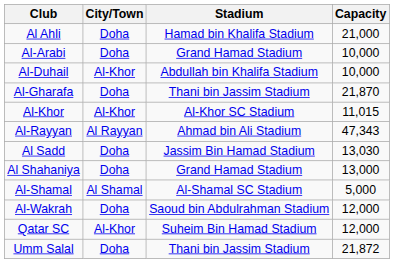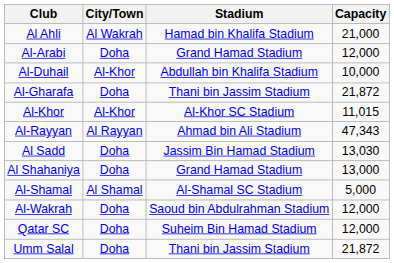(114, 33) Doha -> (114, 33) Al Wakrah
(361, 53) 10,000 -> (361, 53) 12,000
(361, 92) 21,870 -> (361, 92) 21,872
(114, 229) Al-Khor -> (114, 229) Doha
